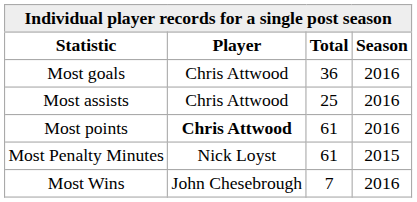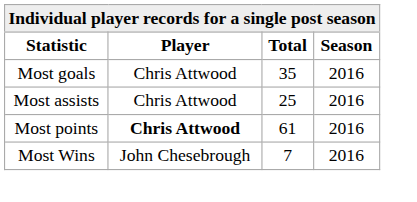(329, 73) 36 -> (288, 73) 35
- row: (86, 155)
